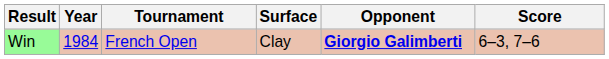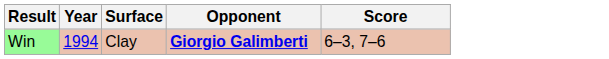- column: (179, 16)
(81, 41) 1984 -> (81, 41) 1994
